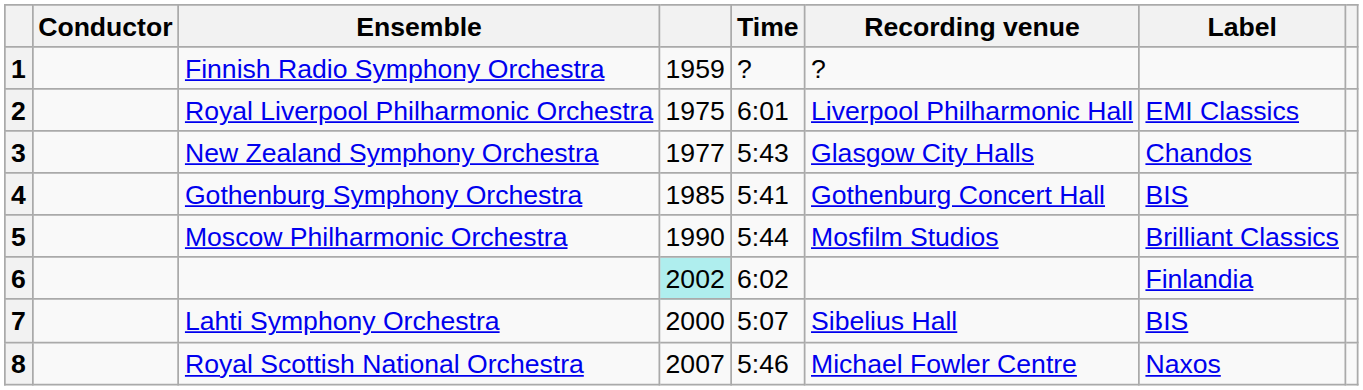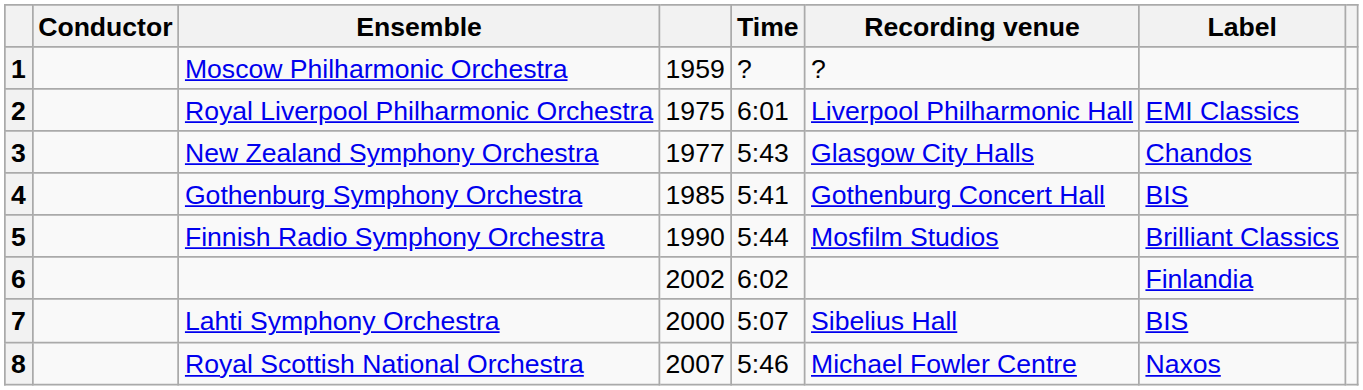(395, 68) Finnish Radio Symphony Orchestra -> (376, 68) Moscow Philharmonic Orchestra
(376, 237) Moscow Philharmonic Orchestra -> (395, 237) Finnish Radio Symphony Orchestra
(695, 279) paleturquoise background -> (695, 279) no background
